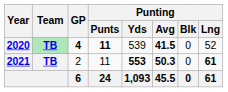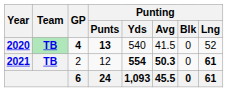(105, 45) 11 -> (105, 45) 13
(137, 45) 539 -> (137, 45) 540
(165, 45) bold -> (165, 45) normal
(105, 62) 11 -> (105, 62) 12
(137, 62) 553 -> (137, 62) 554
